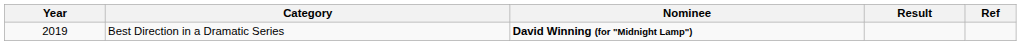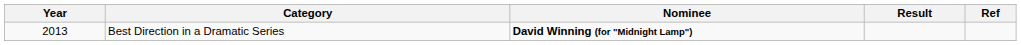(55, 31) 2019 -> (55, 31) 2013
